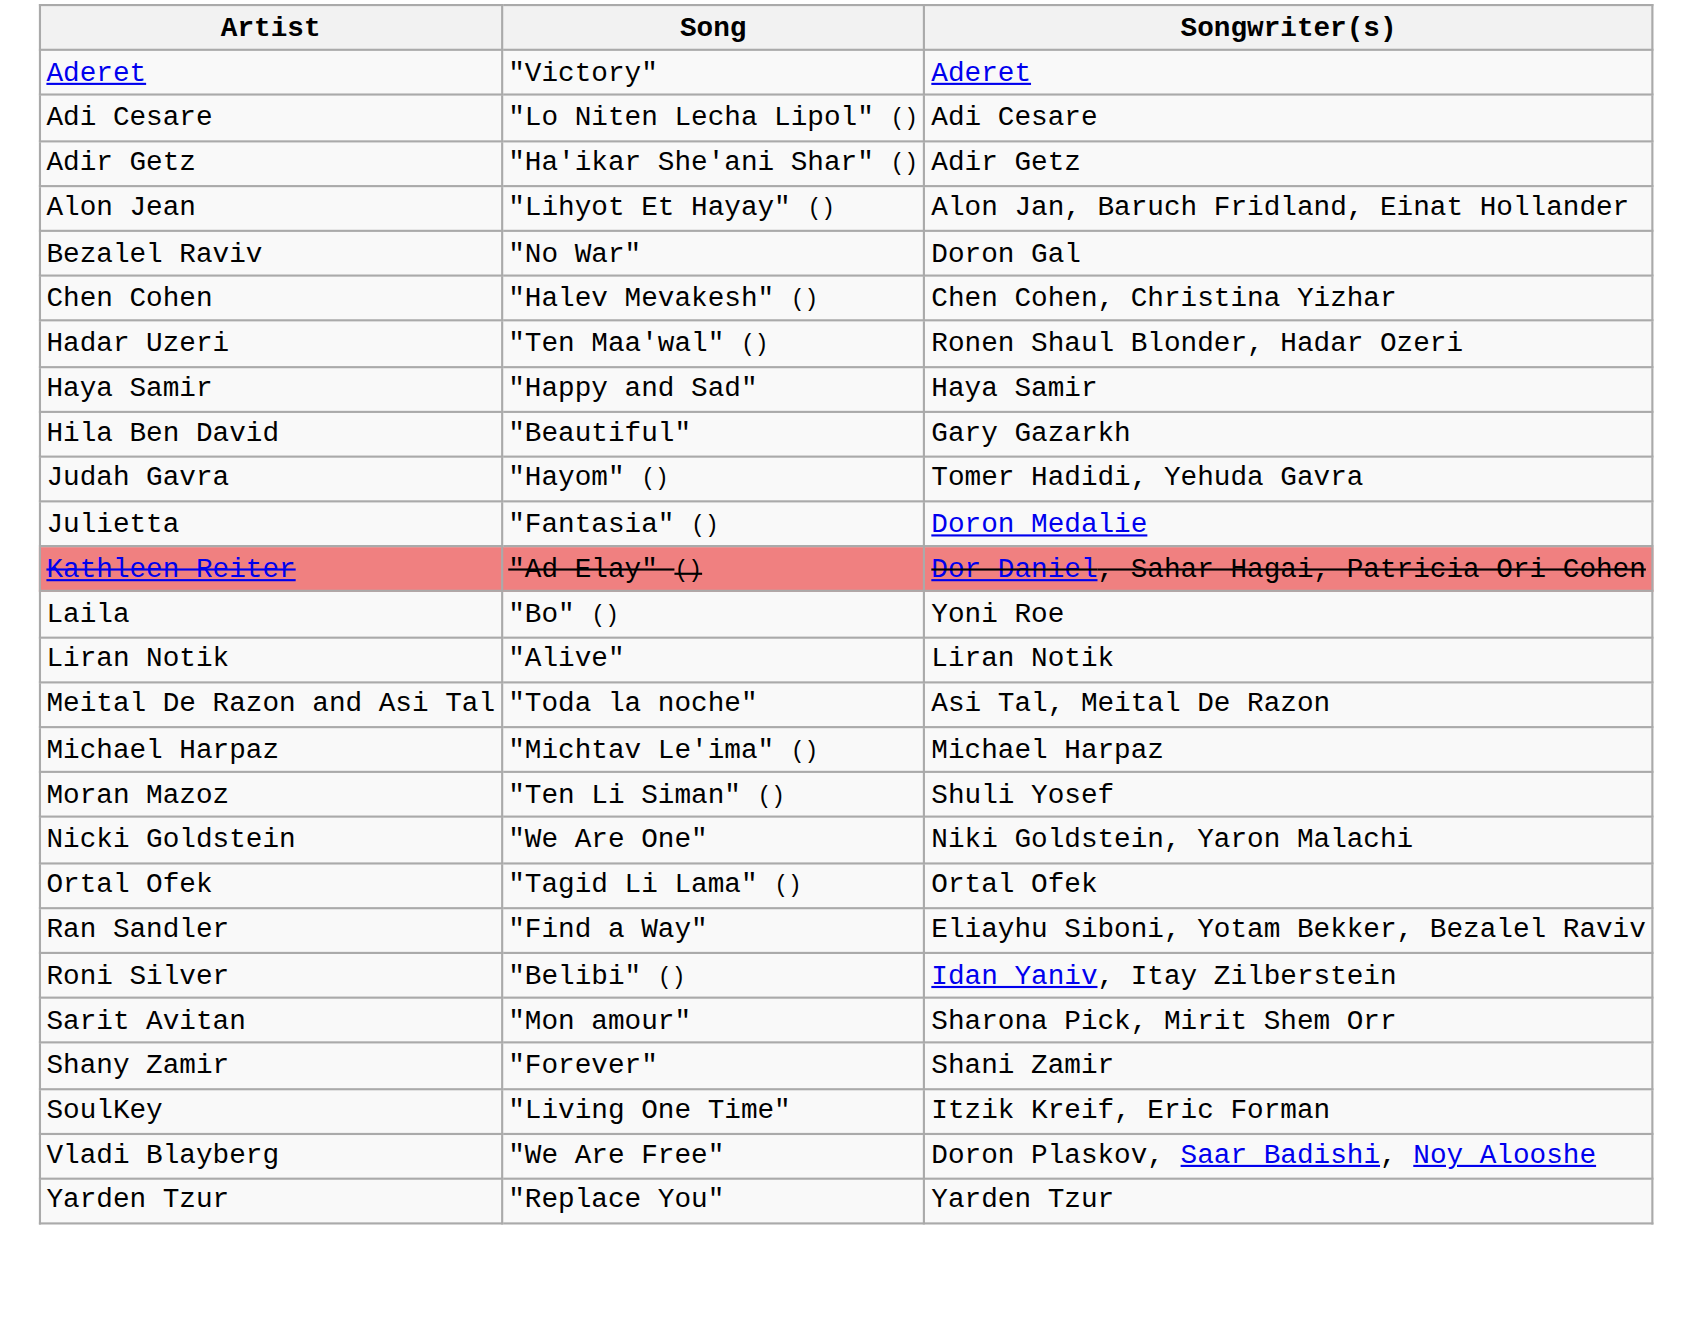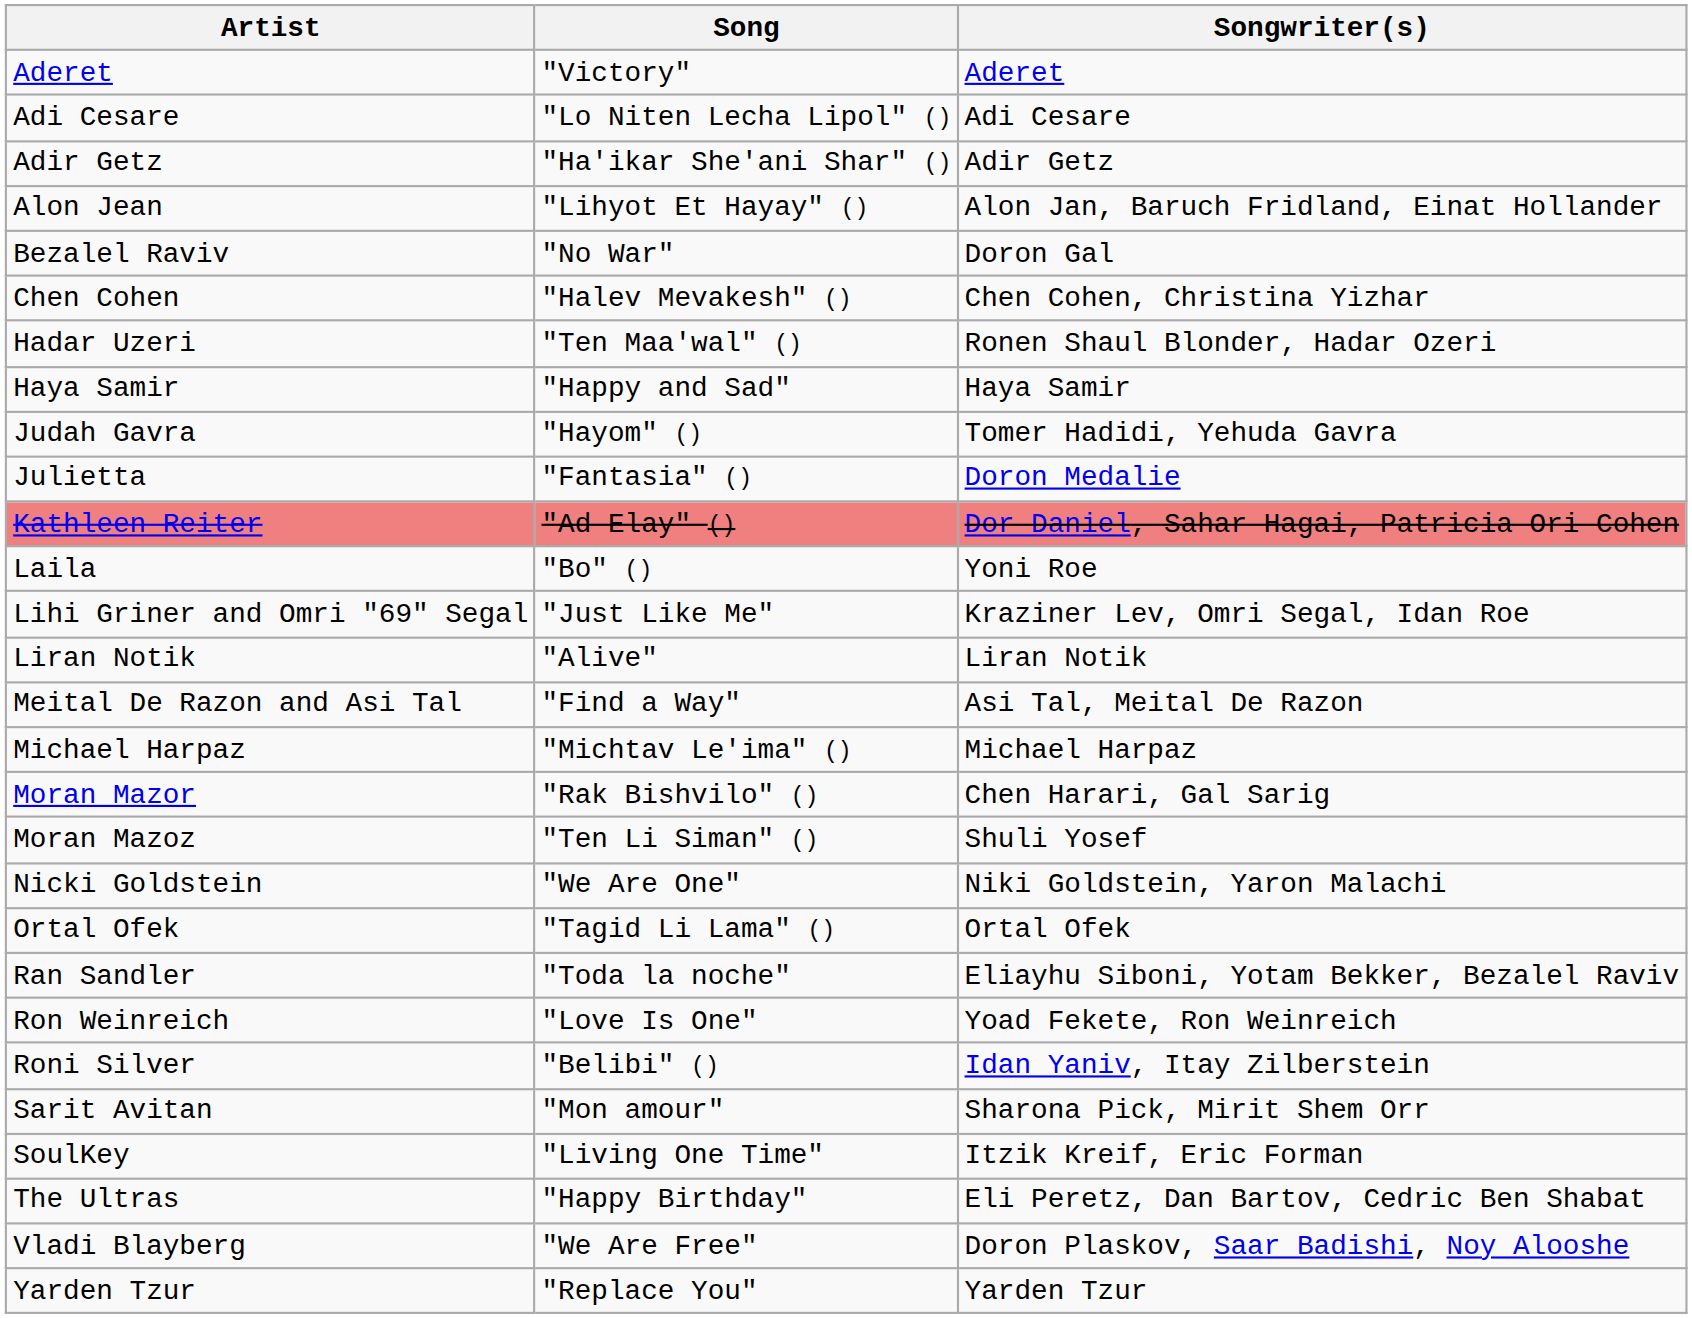- row: (163, 434)
+ row: (271, 614)
(633, 705) "Toda la noche" -> (641, 705) "Find a Way"
+ row: (105, 795)
(608, 930) "Find a Way" -> (666, 975) "Toda la noche"
+ row: (121, 1020)
- row: (138, 1066)
+ row: (96, 1201)
